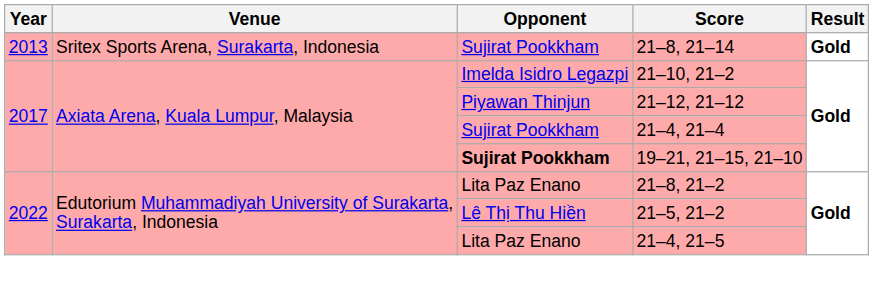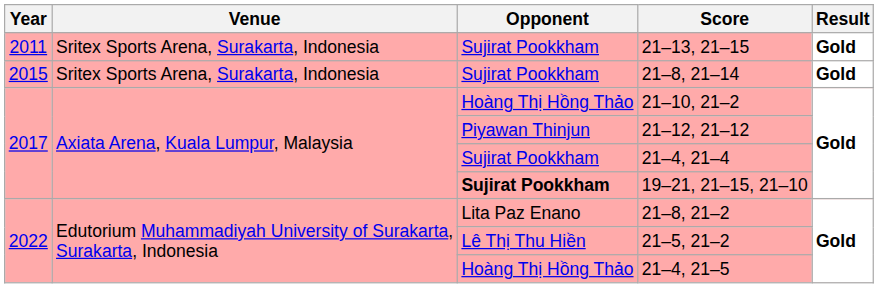+ row: (695, 47)
(28, 47) 2013 -> (28, 74) 2015
(545, 74) Imelda Isidro Legazpi -> (547, 102) Hoàng Thị Hồng Thảo
(521, 241) Lita Paz Enano -> (547, 269) Hoàng Thị Hồng Thảo
